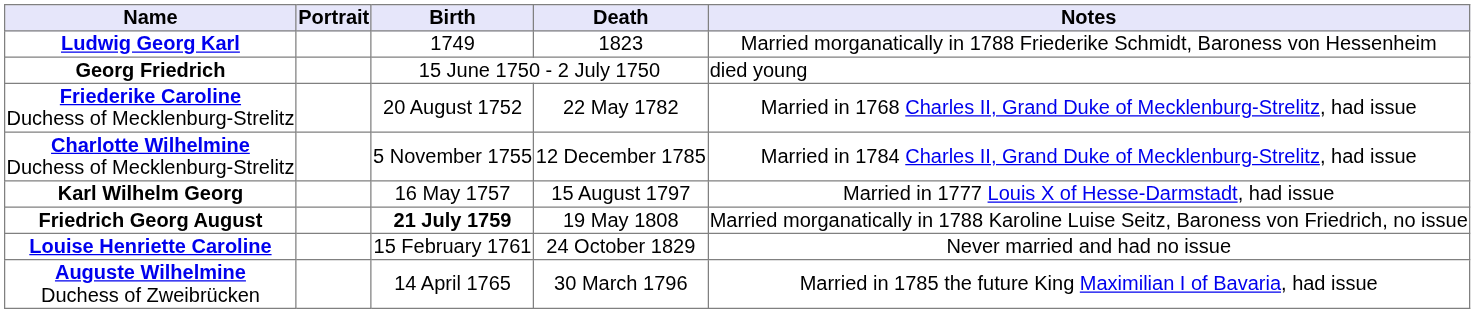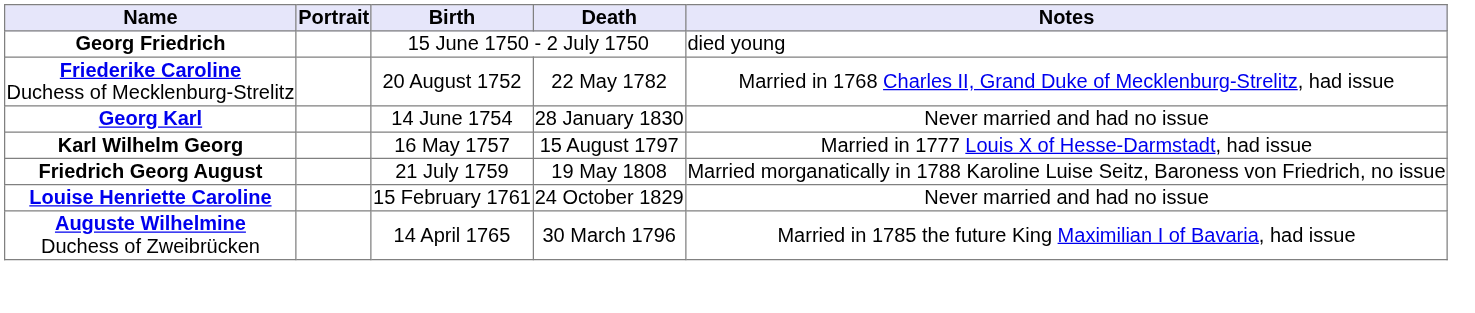- row: (150, 43)
+ row: (150, 118)
- row: (150, 156)
(453, 220) bold -> (452, 171) normal
